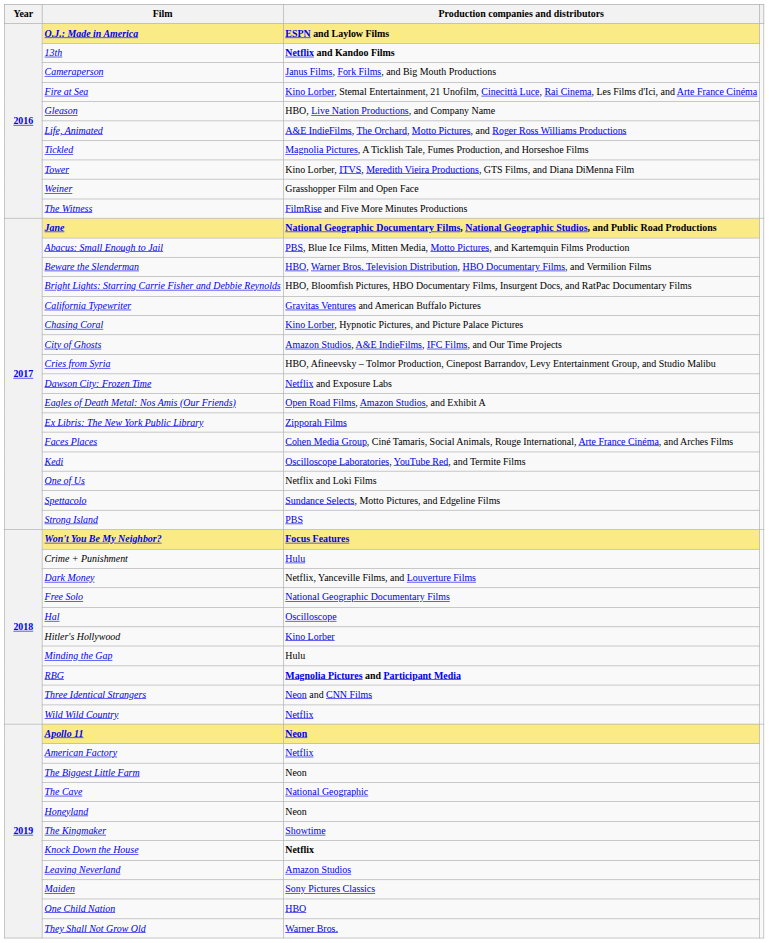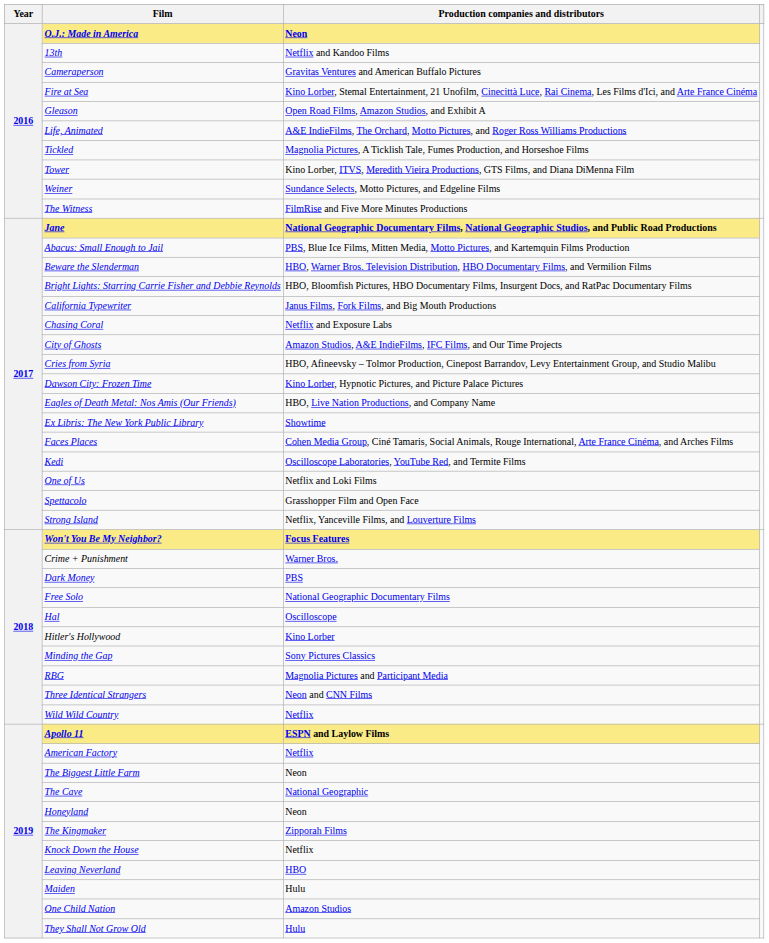(337, 33) ESPN and Laylow Films -> (296, 33) Neon
(340, 53) bold -> (337, 53) normal
(391, 72) Janus Films, Fork Films, and Big Mouth Productions -> (383, 72) Gravitas Ventures and American Buffalo Pictures
(390, 111) HBO, Live Nation Productions, and Company Name -> (385, 111) Open Road Films, Amazon Studios, and Exhibit A
(352, 189) Grasshopper Film and Open Face -> (393, 189) Sundance Selects, Motto Pictures, and Edgeline Films
(383, 306) Gravitas Ventures and American Buffalo Pictures -> (391, 306) Janus Films, Fork Films, and Big Mouth Productions
(404, 325) Kino Lorber, Hypnotic Pictures, and Picture Palace Pictures -> (339, 325) Netflix and Exposure Labs
(339, 383) Netflix and Exposure Labs -> (404, 383) Kino Lorber, Hypnotic Pictures, and Picture Palace Pictures
(385, 403) Open Road Films, Amazon Studios, and Exhibit A -> (390, 403) HBO, Live Nation Productions, and Company Name
(316, 422) Zipporah Films -> (305, 422) Showtime
(393, 500) Sundance Selects, Motto Pictures, and Edgeline Films -> (352, 500) Grasshopper Film and Open Face
(294, 519) PBS -> (381, 519) Netflix, Yanceville Films, and Louverture Films
(295, 558) Hulu -> (312, 558) Warner Bros.
(381, 578) Netflix, Yanceville Films, and Louverture Films -> (294, 578) PBS
(295, 656) Hulu -> (330, 656) Sony Pictures Classics
(373, 675) bold -> (367, 675) normal
(296, 733) Neon -> (337, 733) ESPN and Laylow Films
(305, 831) Showtime -> (316, 831) Zipporah Films
(300, 850) bold -> (299, 850) normal
(318, 870) Amazon Studios -> (296, 870) HBO
(330, 889) Sony Pictures Classics -> (295, 889) Hulu
(296, 909) HBO -> (318, 909) Amazon Studios
(312, 928) Warner Bros. -> (295, 928) Hulu
